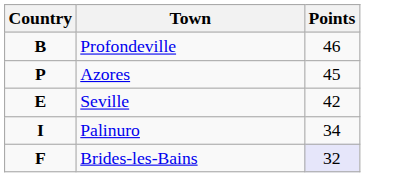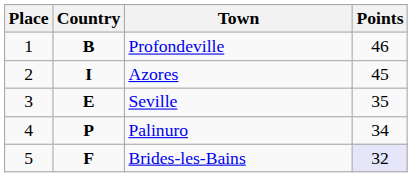+ column: (29, 18)
(40, 74) P -> (89, 74) I
(332, 102) 42 -> (380, 102) 35
(40, 130) I -> (89, 130) P
